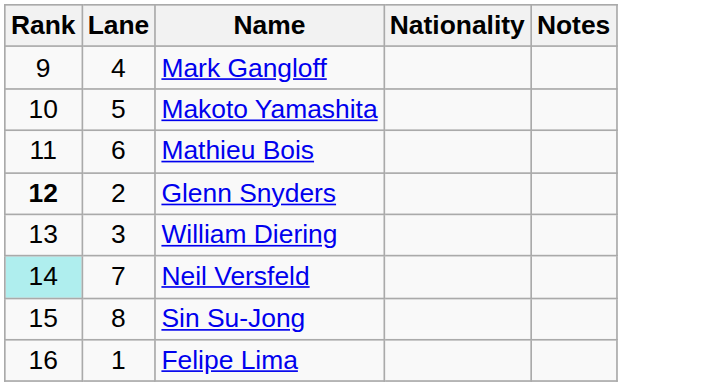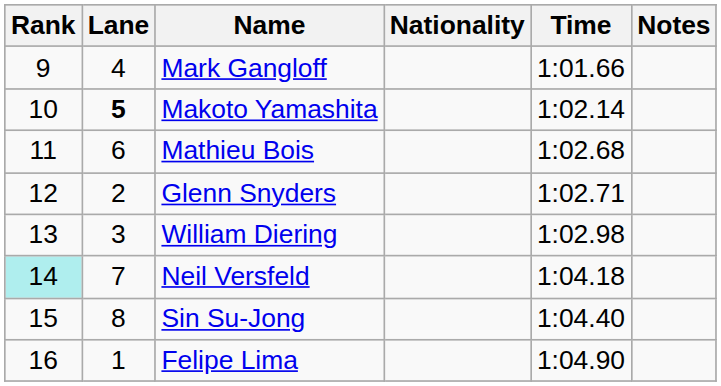+ column: (581, 25)
(118, 109) normal -> (118, 109) bold
(43, 192) bold -> (43, 192) normal
